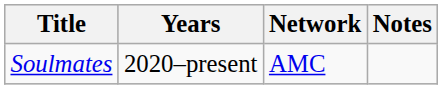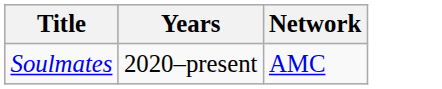- column: (402, 24)
